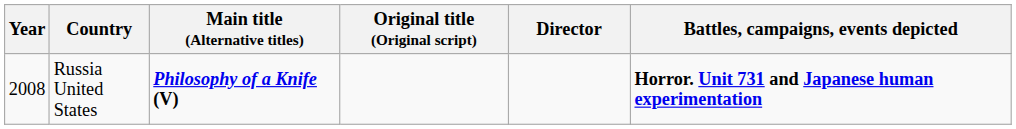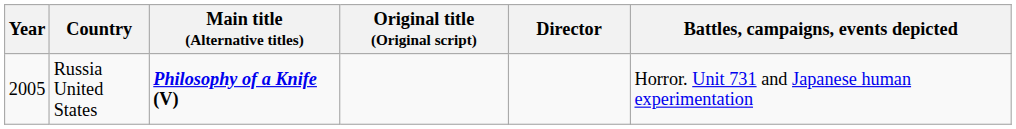(27, 88) 2008 -> (27, 88) 2005
(784, 88) bold -> (773, 88) normal
